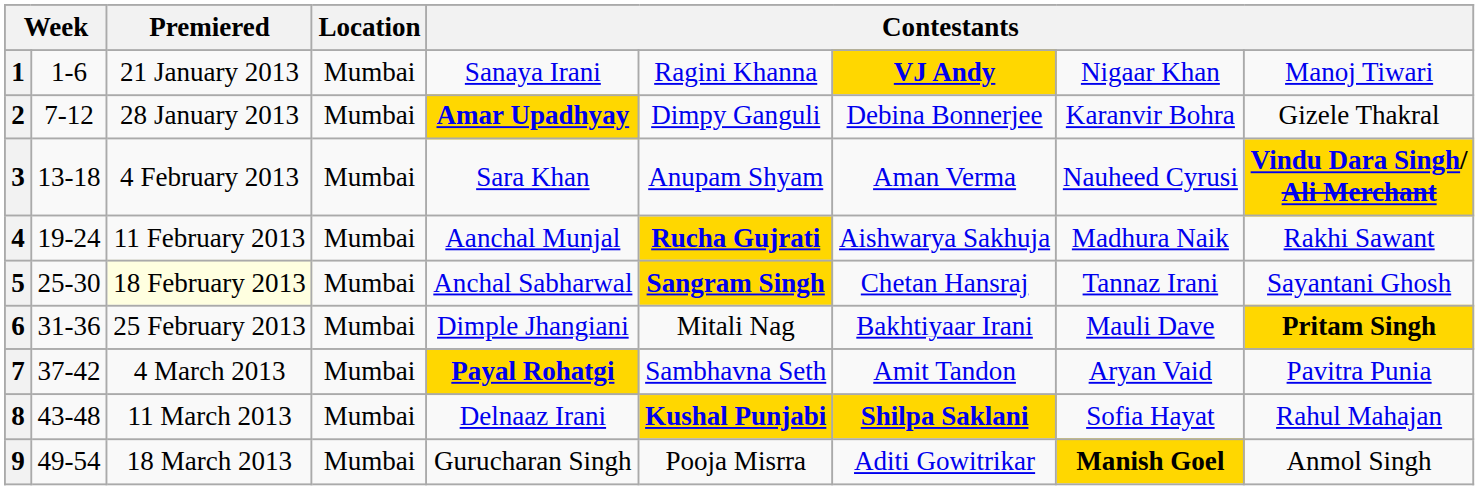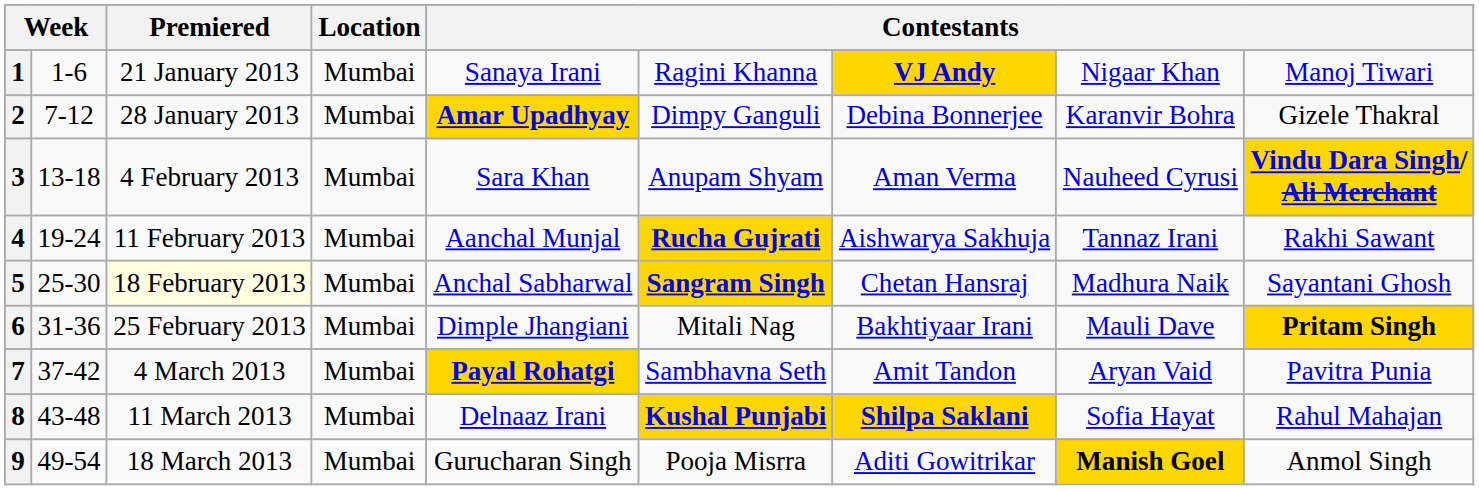(1150, 237) Madhura Naik -> (1150, 237) Tannaz Irani
(1150, 282) Tannaz Irani -> (1150, 282) Madhura Naik
